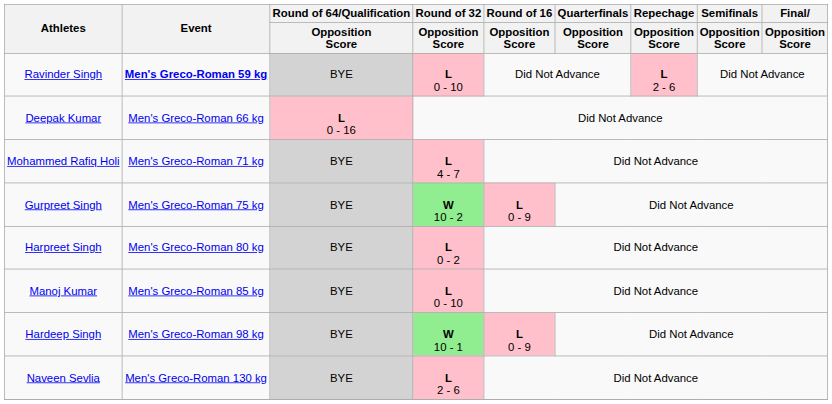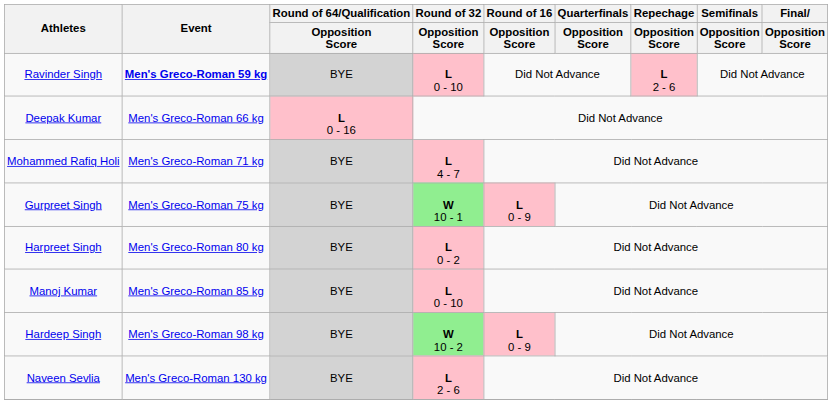(448, 211) W 10 - 2 -> (448, 211) W 10 - 1
(448, 341) W 10 - 1 -> (448, 341) W 10 - 2
